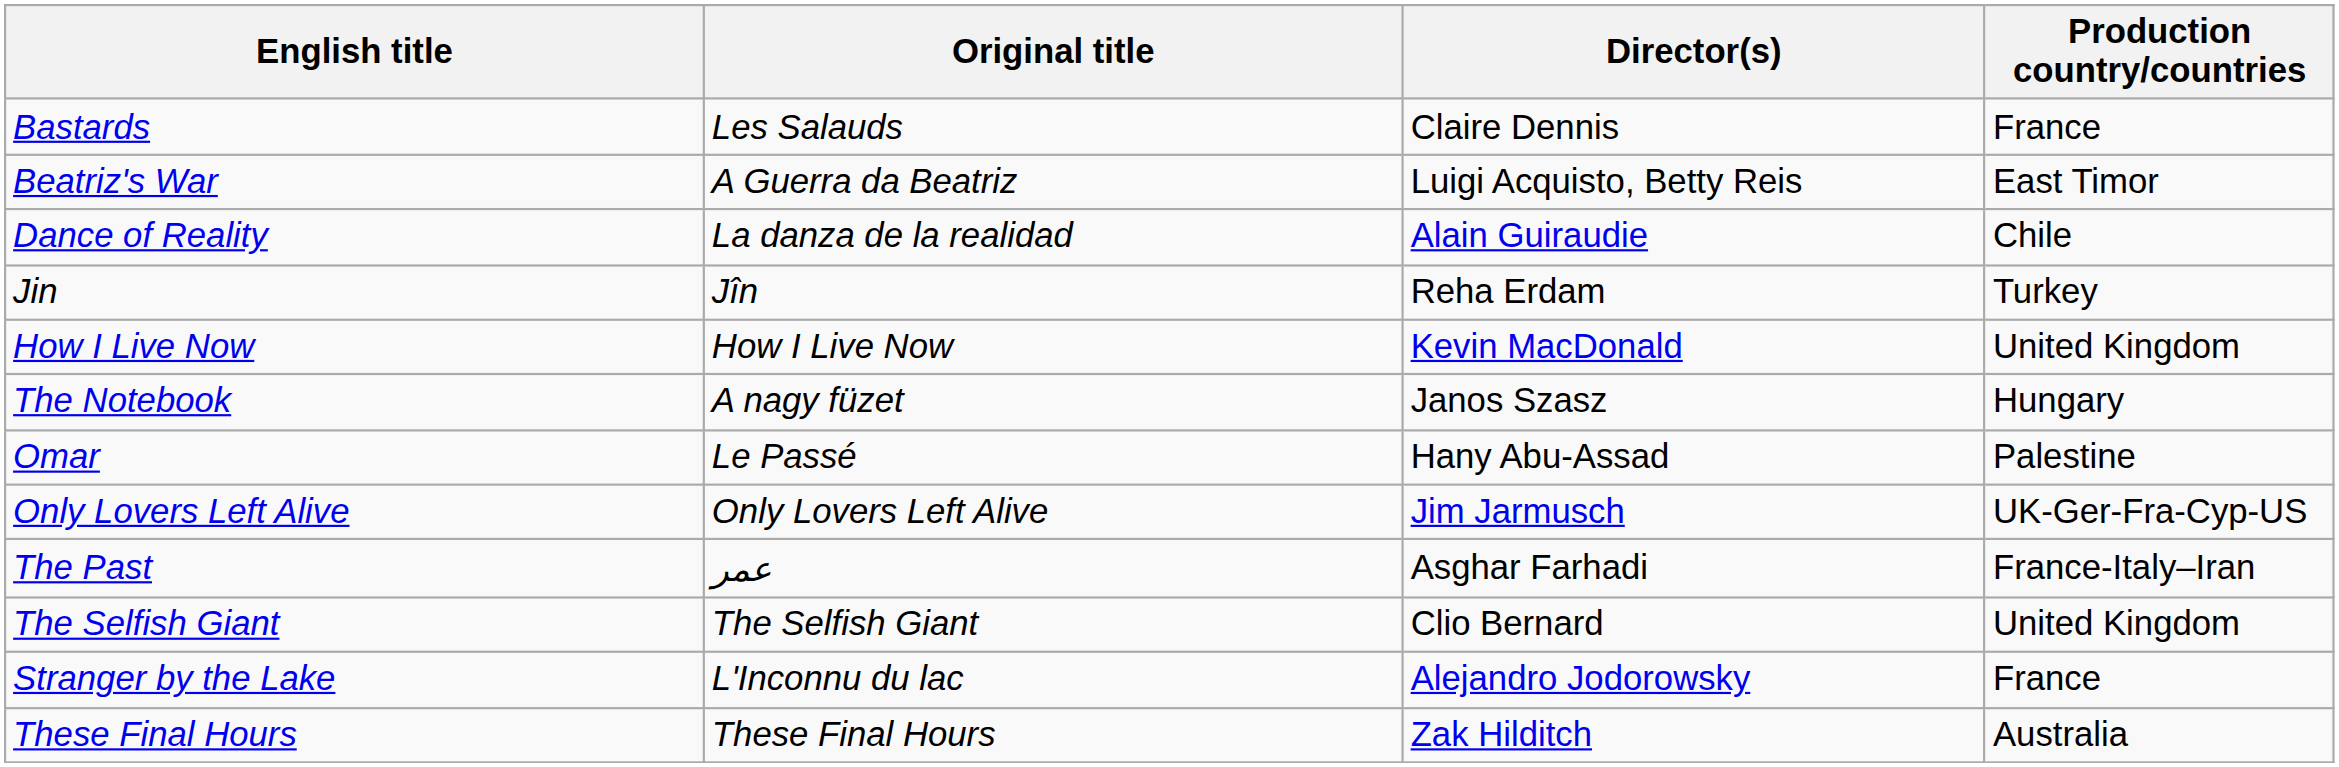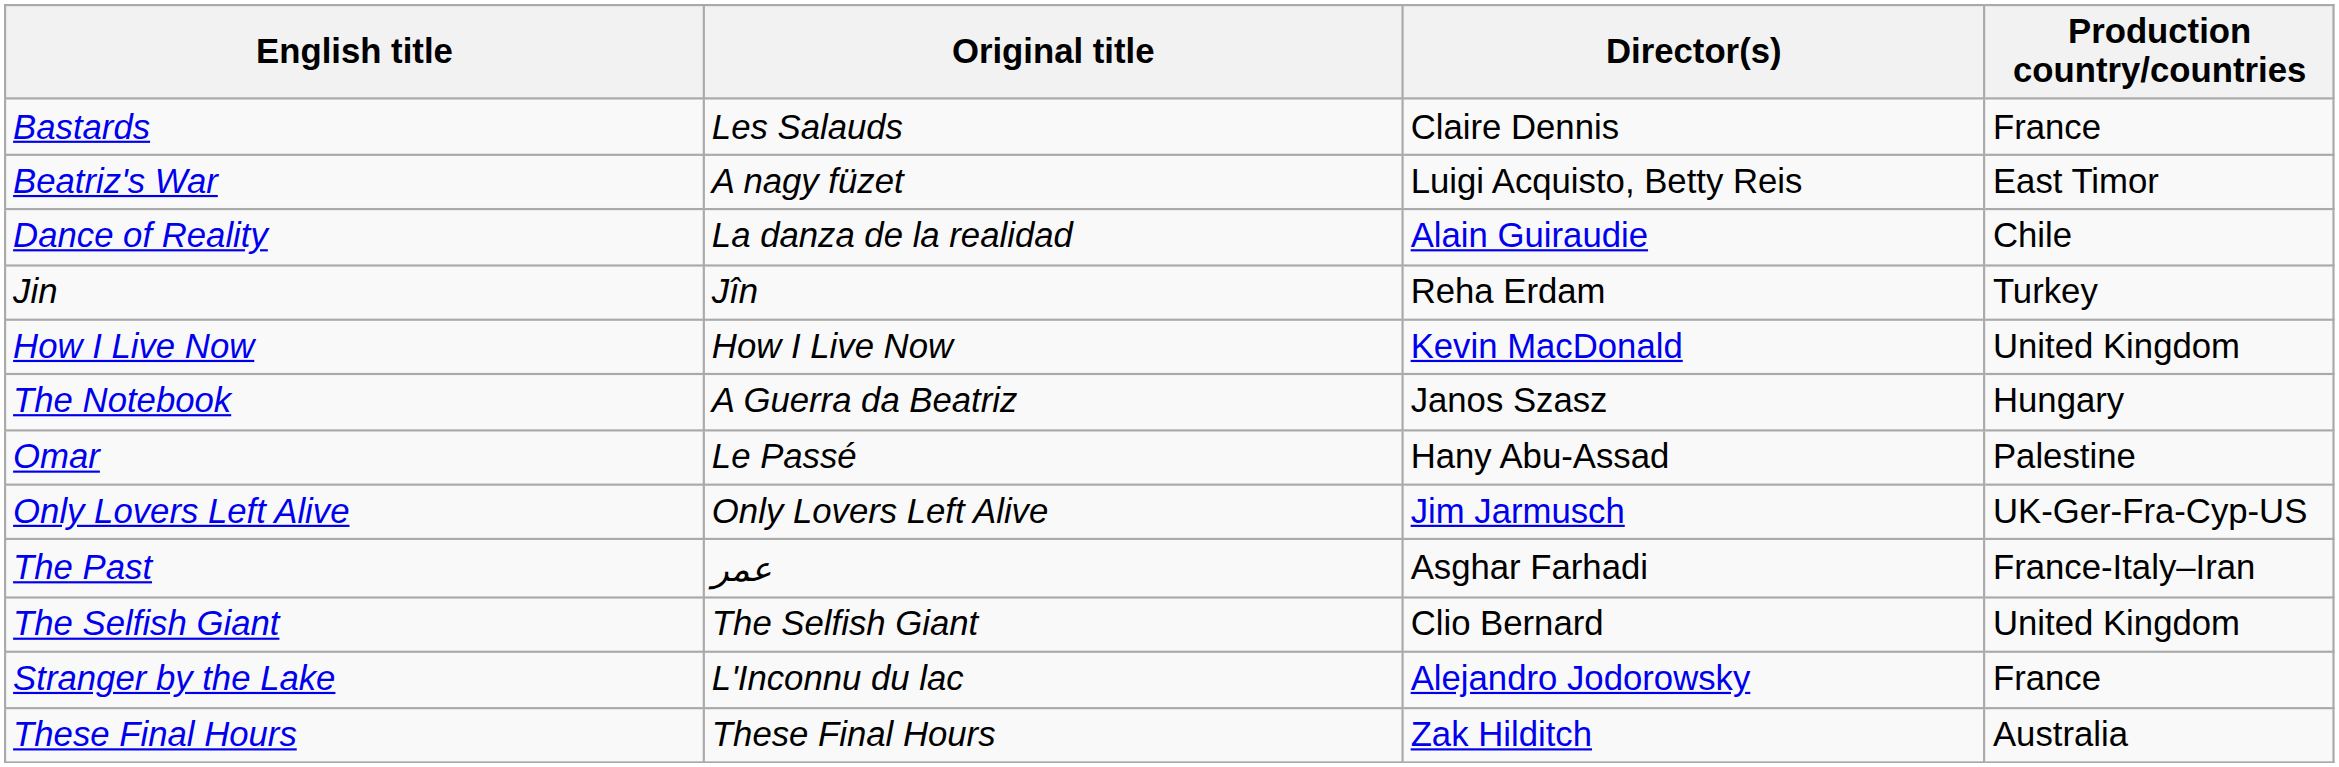(865, 181) A Guerra da Beatriz -> (808, 181) A nagy füzet
(808, 401) A nagy füzet -> (865, 401) A Guerra da Beatriz
